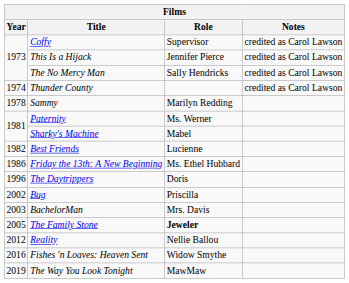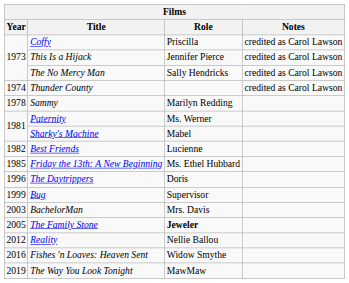(188, 42) Supervisor -> (182, 42) Priscilla
(16, 164) 1986 -> (16, 164) 1985
(16, 194) 2002 -> (16, 194) 1999
(182, 194) Priscilla -> (188, 194) Supervisor
